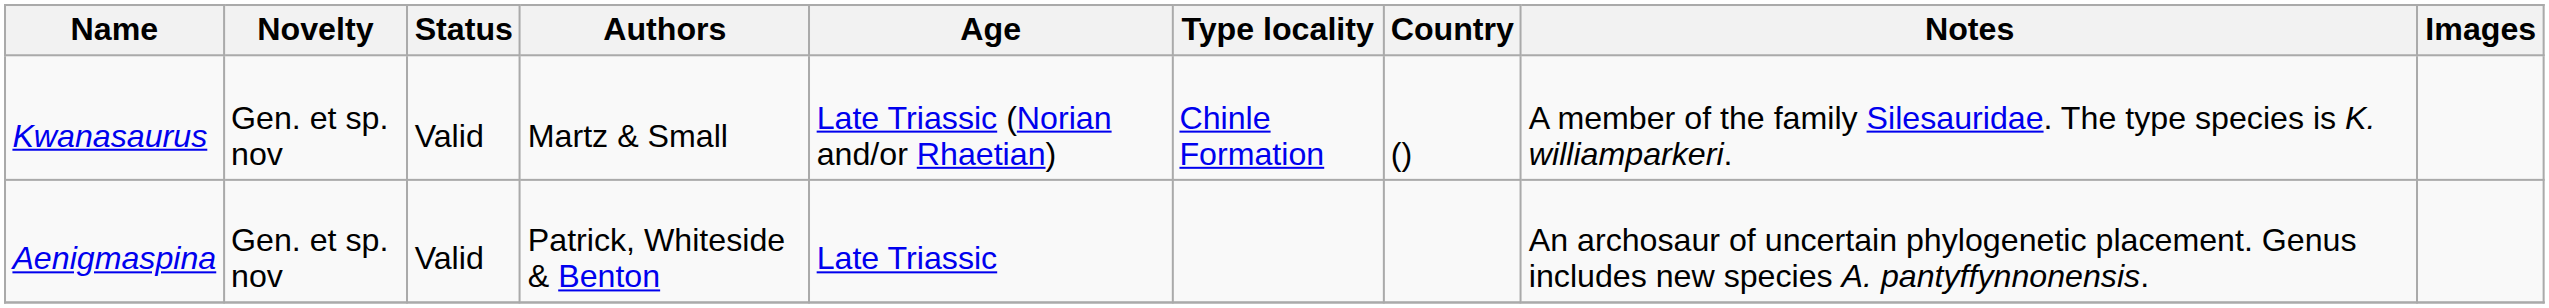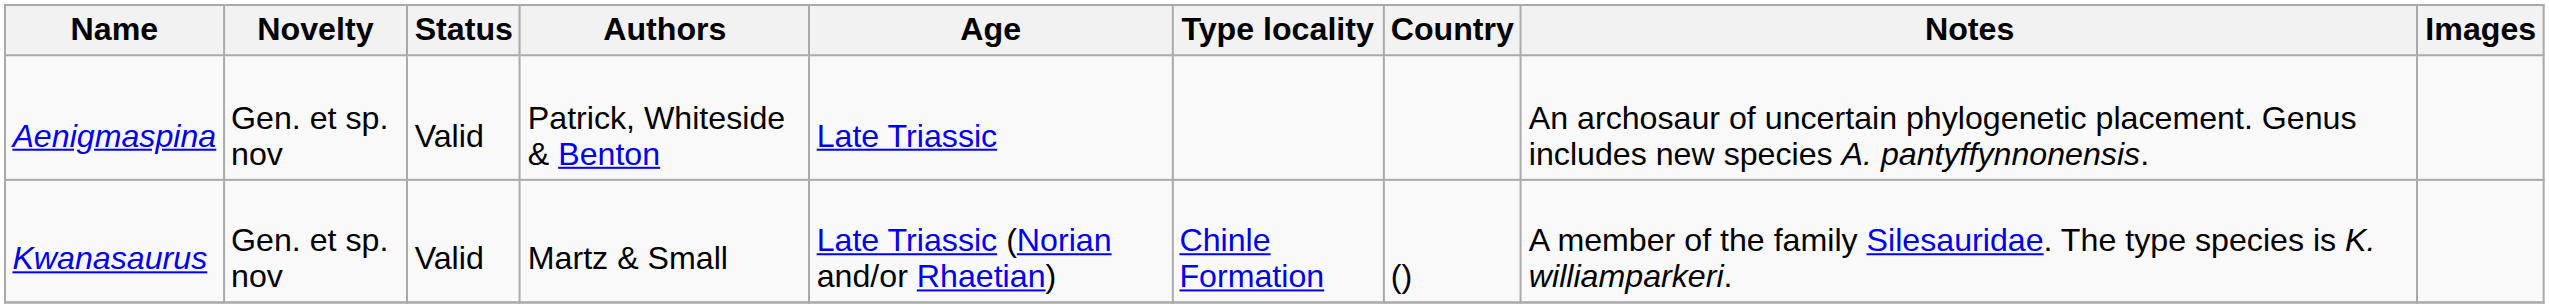rows swapped: (114, 258) <-> (110, 135)
